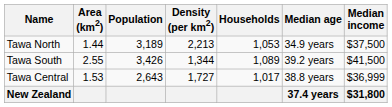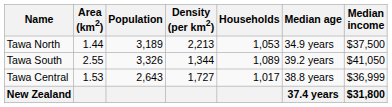(150, 61) 3,426 -> (150, 61) 3,326
(366, 61) $41,500 -> (366, 61) $41,050
